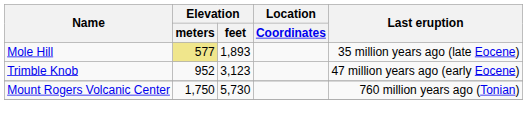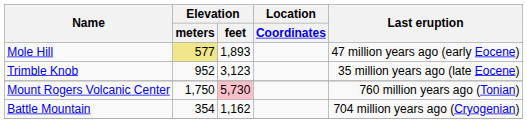(429, 52) 35 million years ago (late Eocene) -> (425, 52) 47 million years ago (early Eocene)
(425, 71) 47 million years ago (early Eocene) -> (429, 71) 35 million years ago (late Eocene)
(235, 90) no background -> (235, 90) pink background
+ row: (49, 109)
